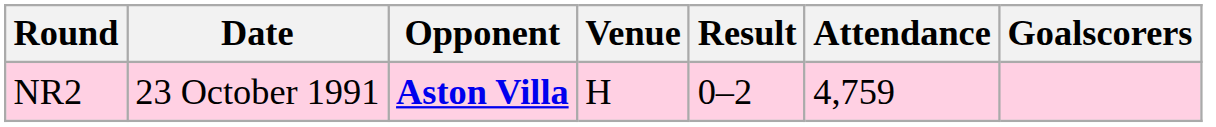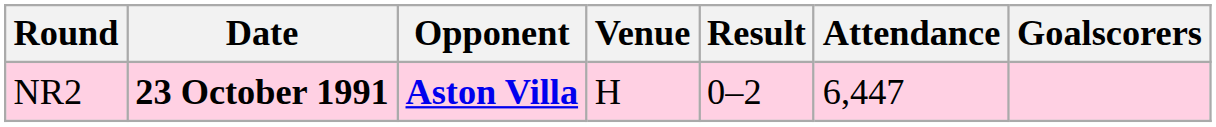(257, 90) normal -> (262, 90) bold
(854, 90) 4,759 -> (864, 90) 6,447
